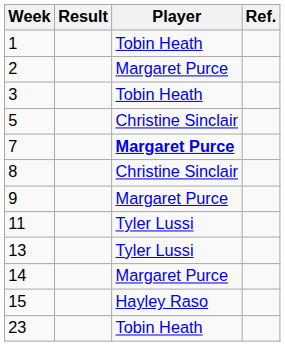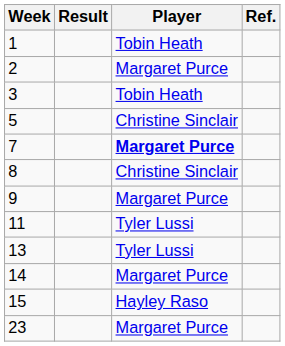(159, 328) Tobin Heath -> (172, 328) Margaret Purce
